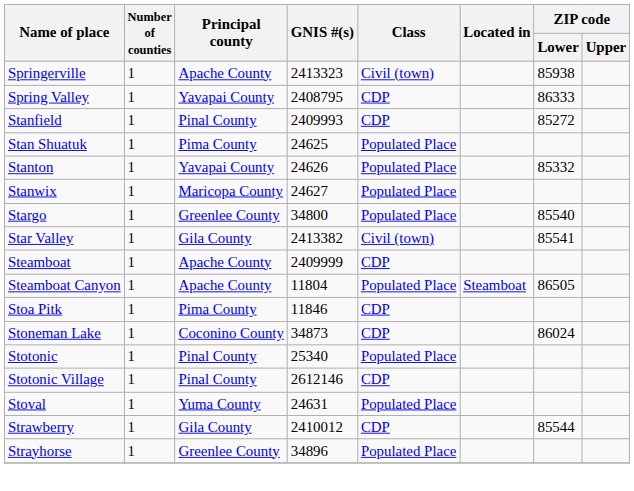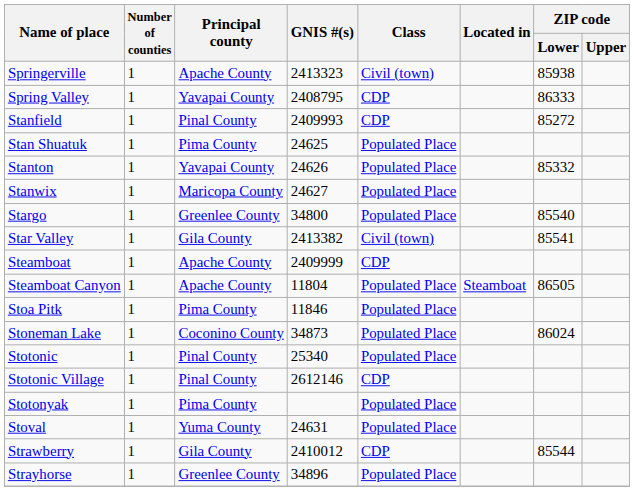(375, 309) CDP -> (409, 309) Populated Place
(375, 332) CDP -> (409, 332) Populated Place
+ row: (38, 403)
